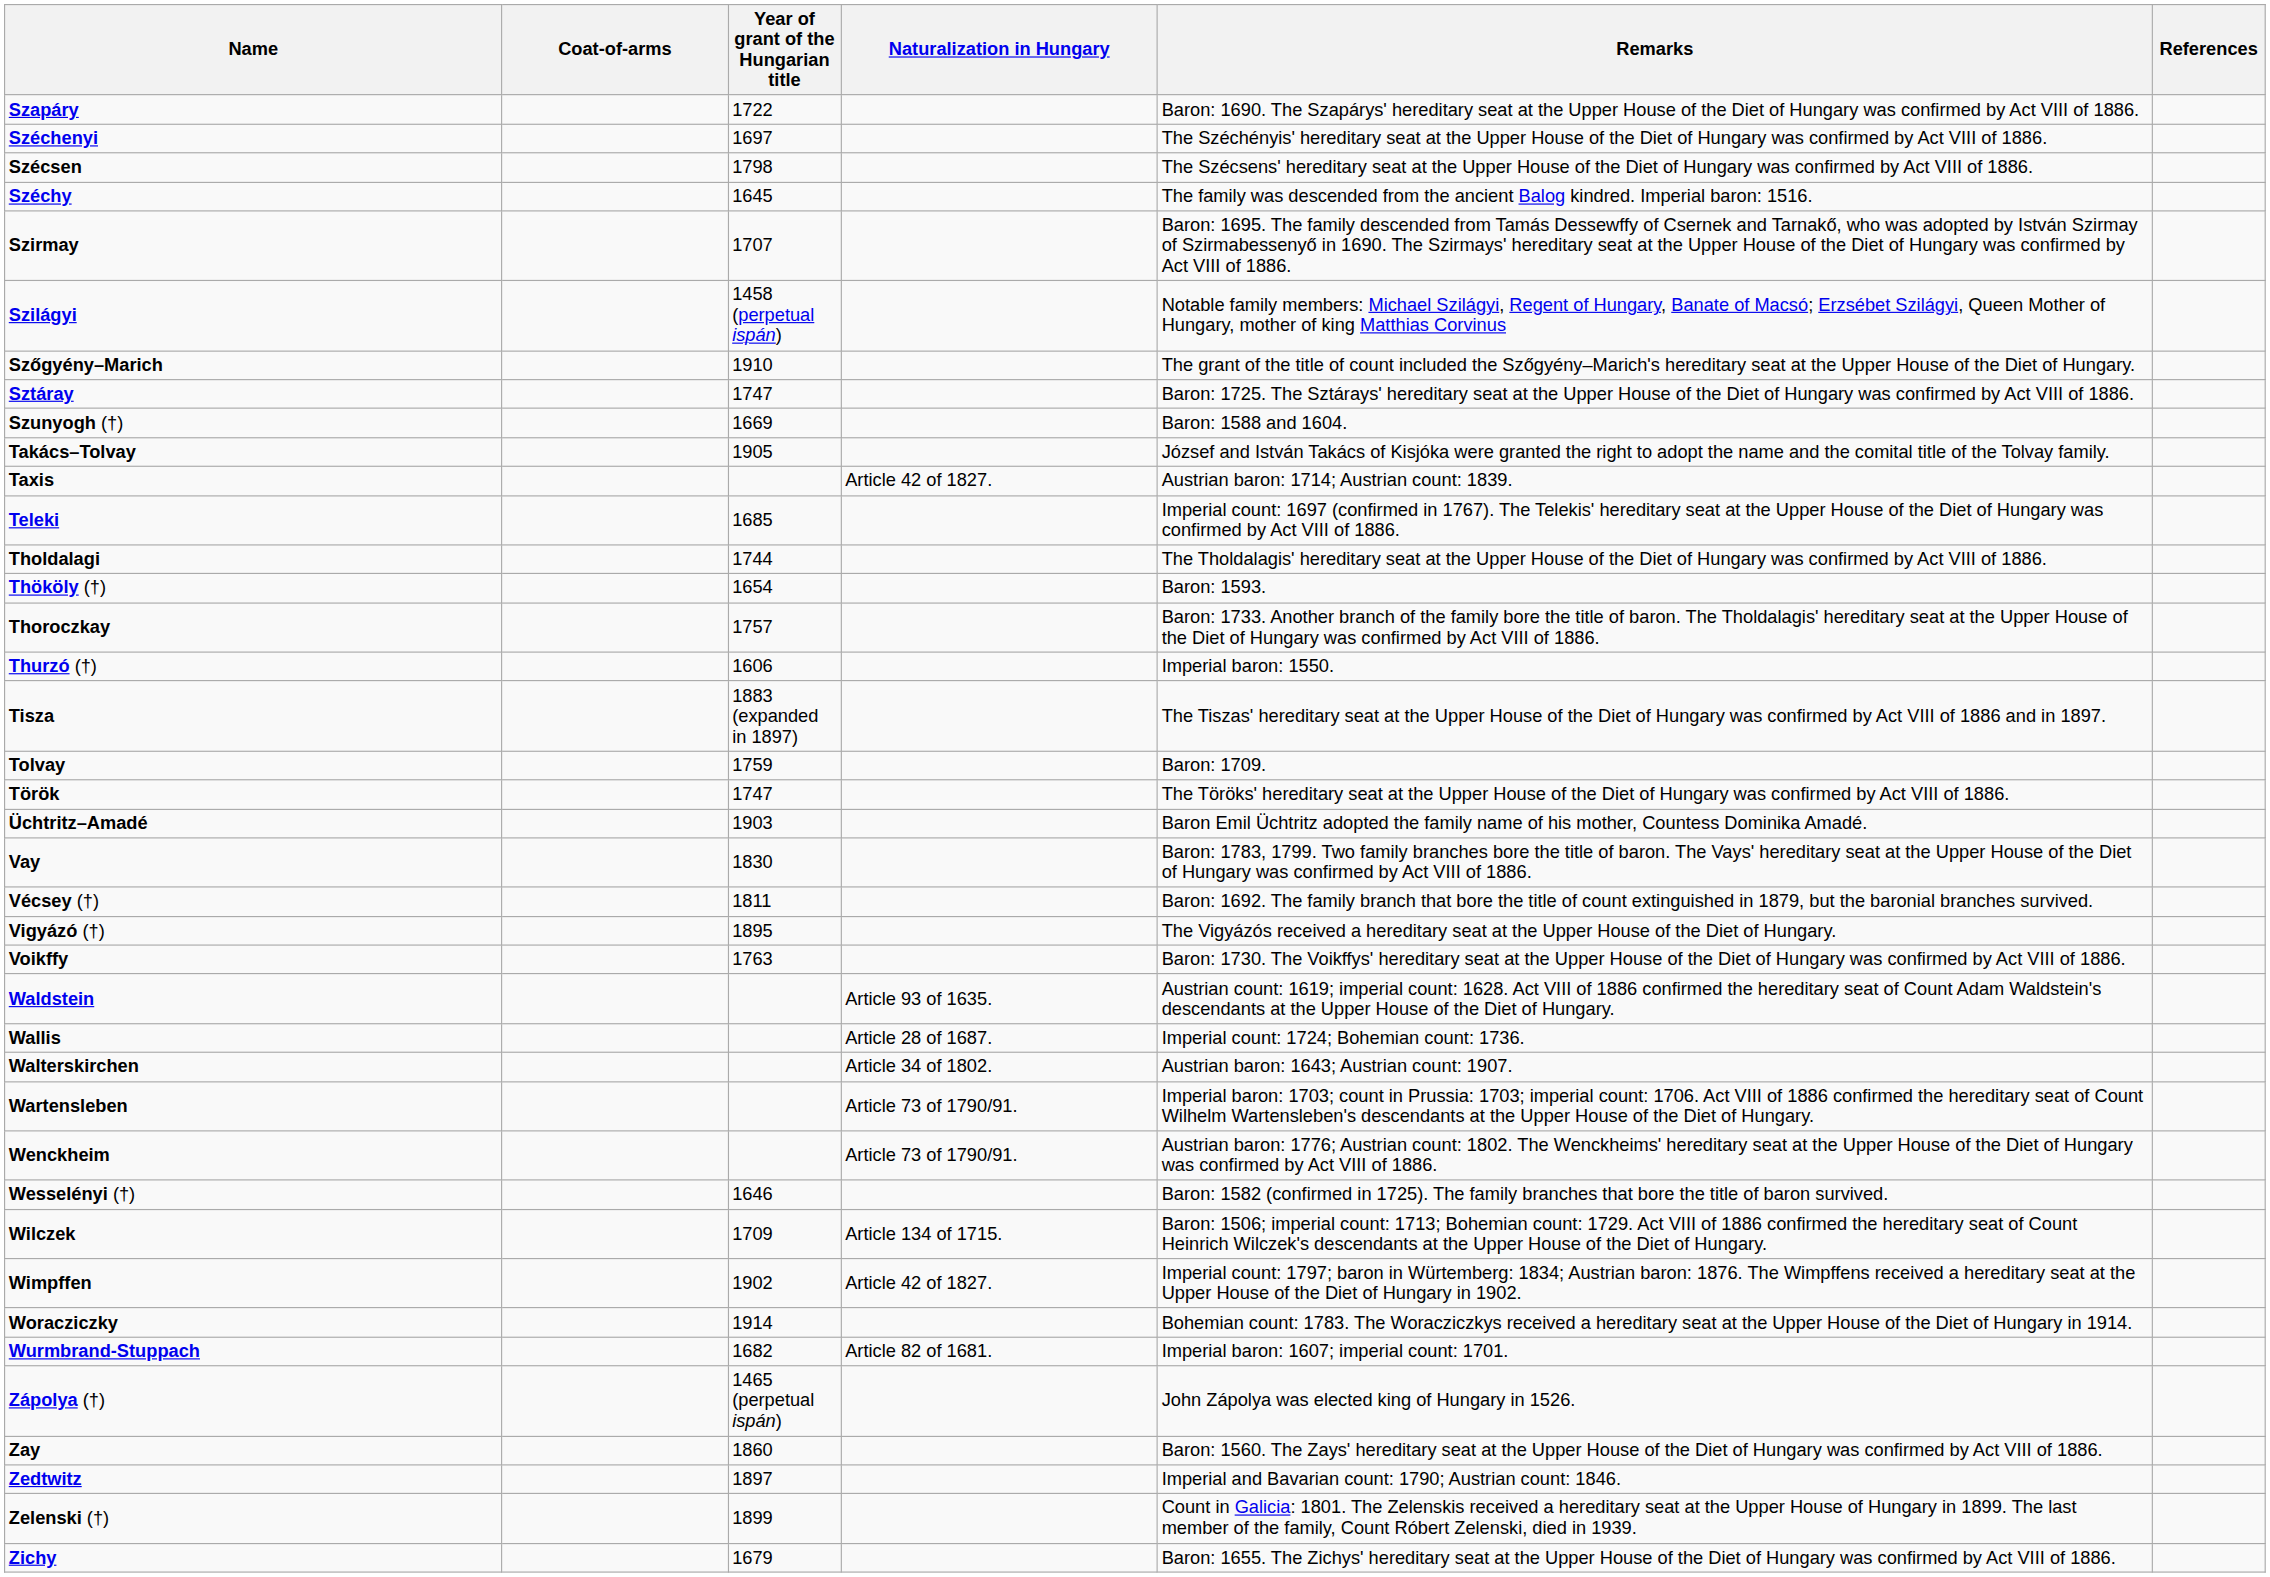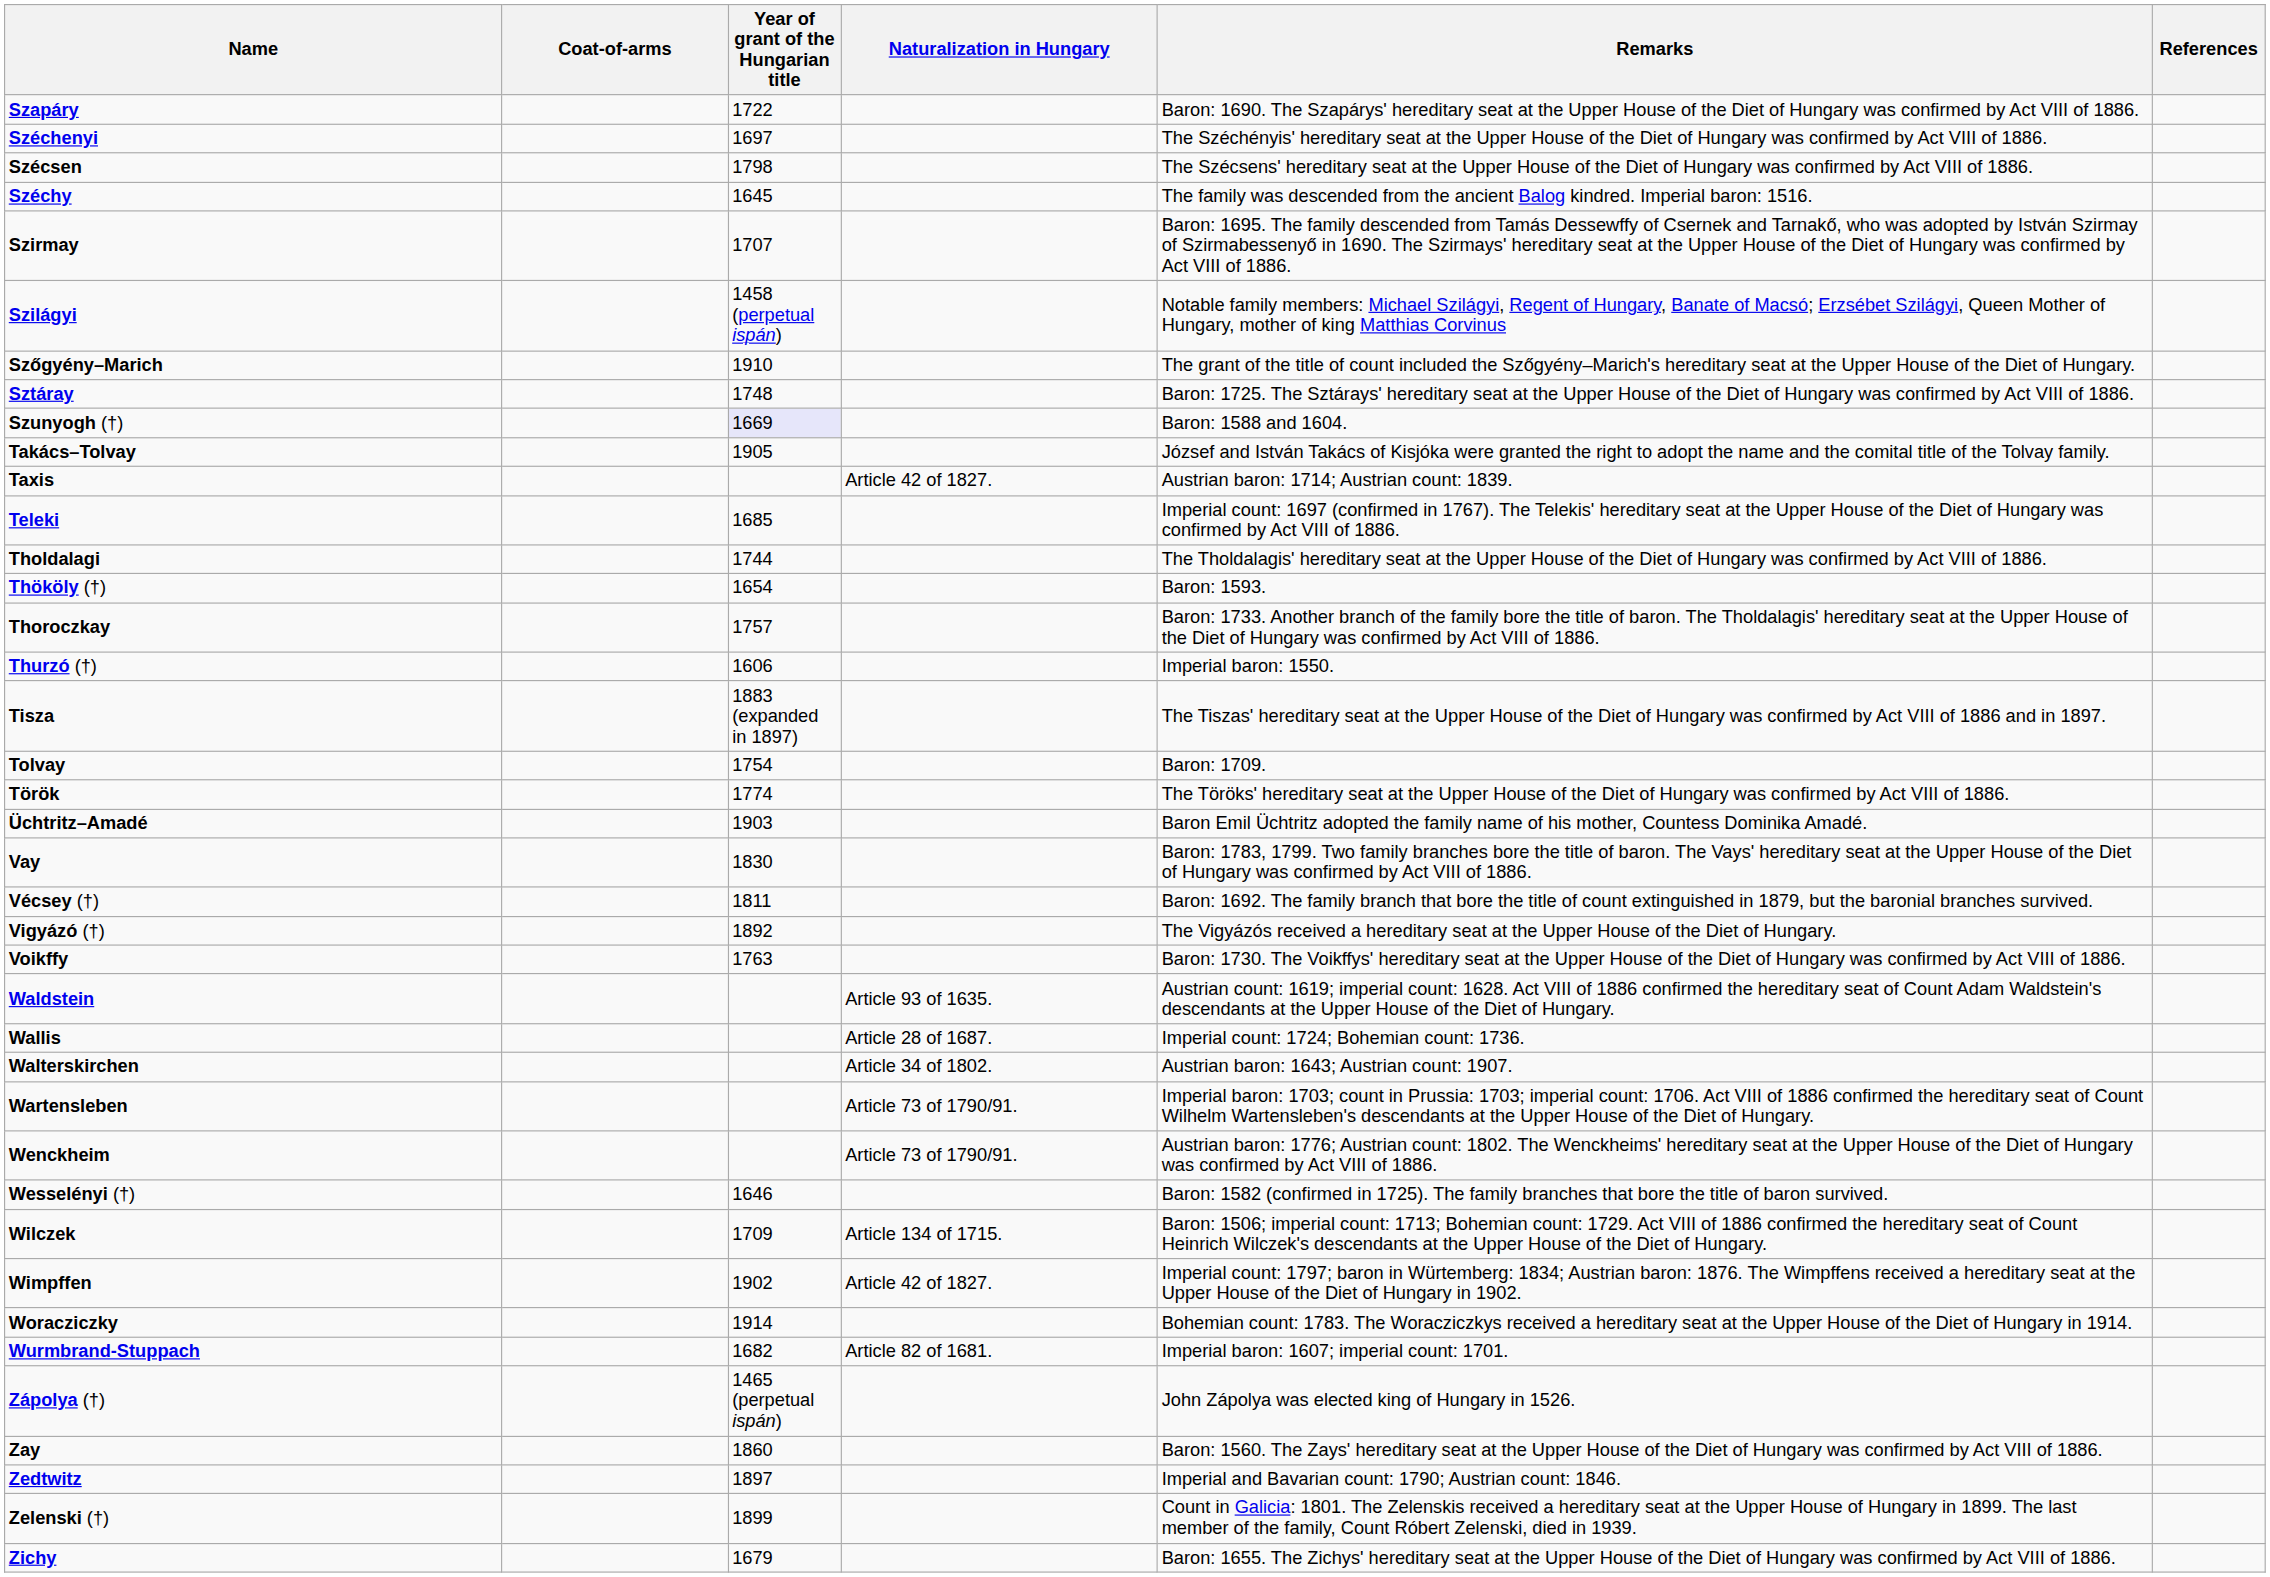(752, 394) 1747 -> (752, 394) 1748
(752, 422) no background -> (752, 422) lavender background
(752, 765) 1759 -> (752, 765) 1754
(752, 794) 1747 -> (752, 794) 1774
(752, 930) 1895 -> (752, 930) 1892
